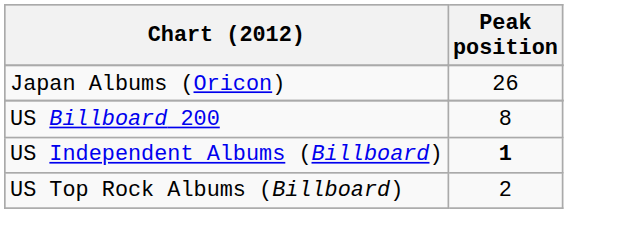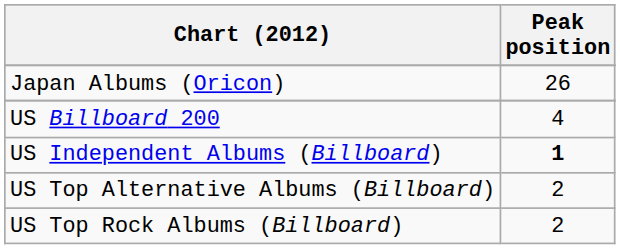(505, 119) 8 -> (558, 119) 4
+ row: (253, 190)
